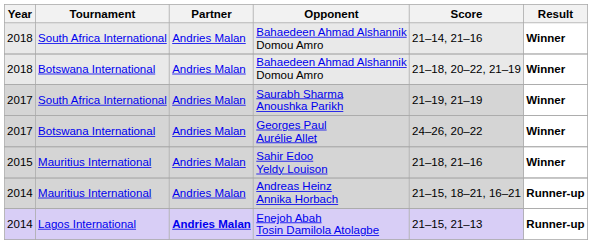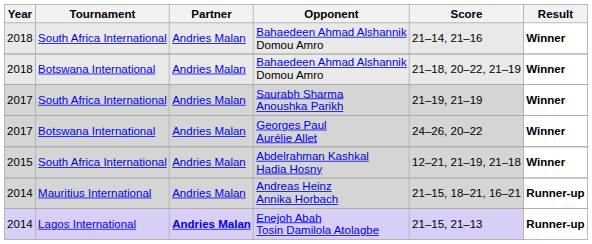+ row: (102, 162)
- row: (95, 162)
